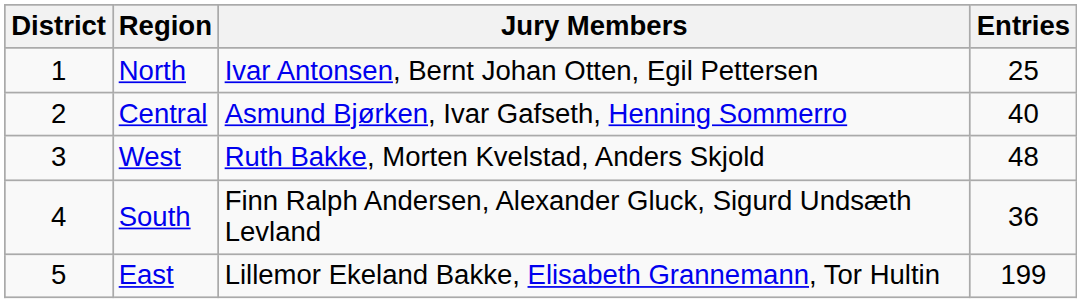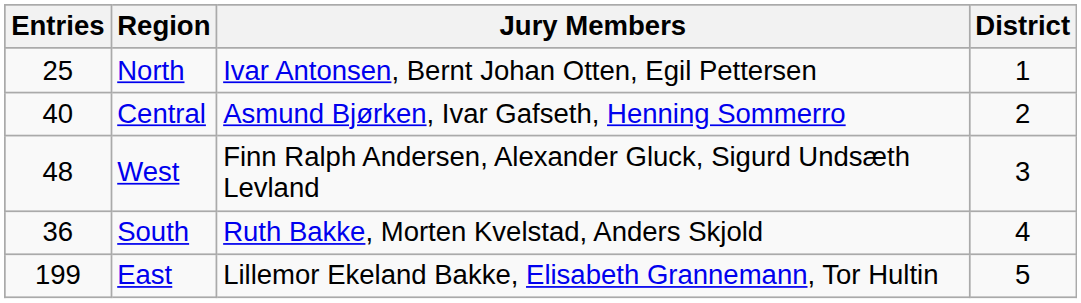columns swapped: (59, 26) <-> (1023, 26)
(495, 157) Ruth Bakke, Morten Kvelstad, Anders Skjold -> (567, 172) Finn Ralph Andersen, Alexander Gluck, Sigurd Undsæth Levland
(568, 216) Finn Ralph Andersen, Alexander Gluck, Sigurd Undsæth Levland -> (493, 231) Ruth Bakke, Morten Kvelstad, Anders Skjold
